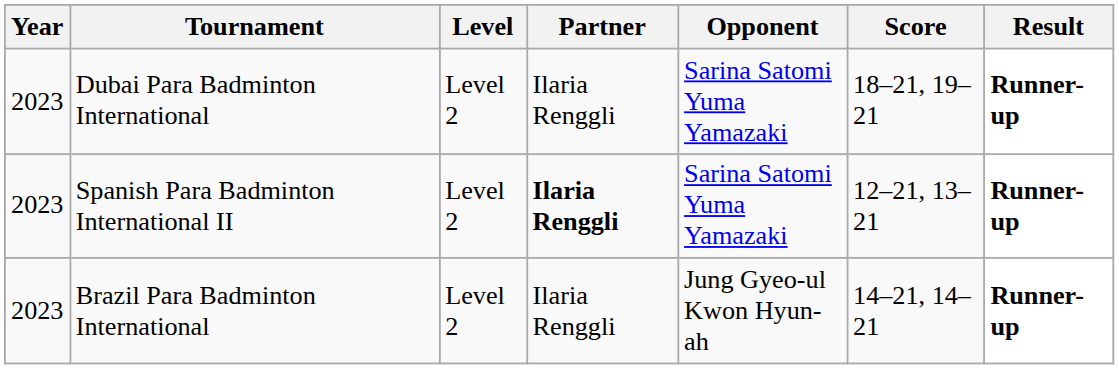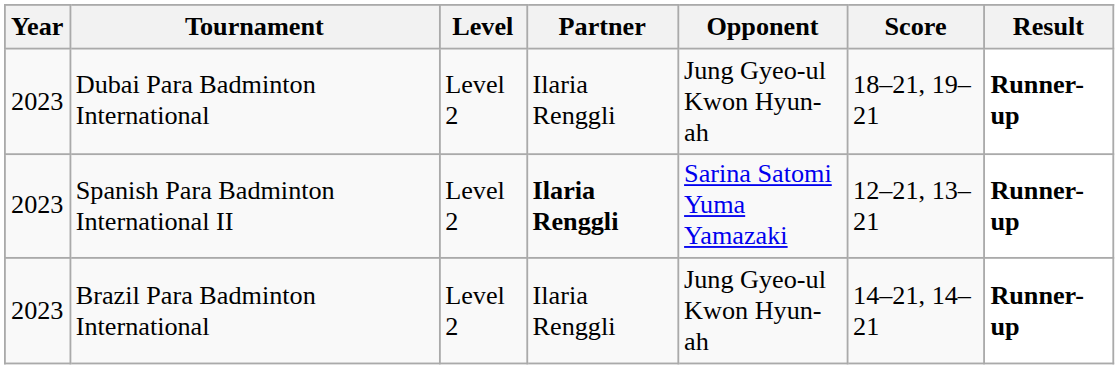(758, 100) Sarina Satomi Yuma Yamazaki -> (755, 100) Jung Gyeo-ul Kwon Hyun-ah
